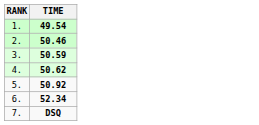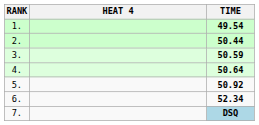+ column: (118, 11)
(53, 40) 50.46 -> (230, 40) 50.44
(53, 70) 50.62 -> (230, 70) 50.64
(53, 113) no background -> (230, 113) lightblue background
